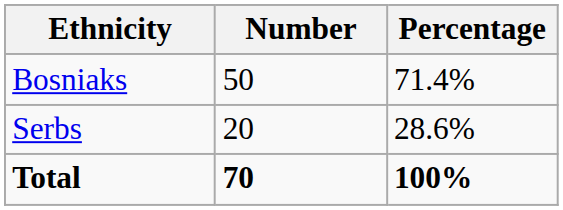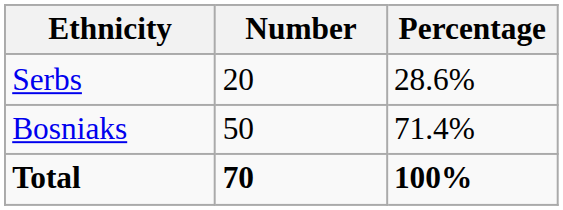rows swapped: (70, 79) <-> (47, 128)
